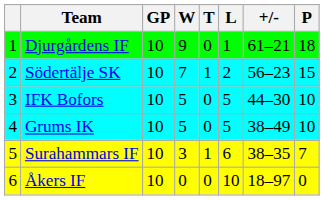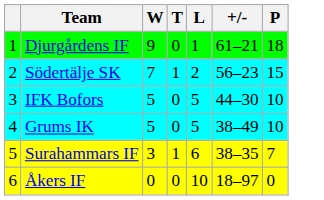- column: (158, 18)
